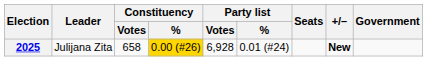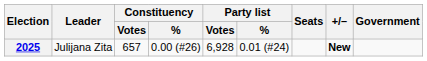(132, 47) 658 -> (132, 47) 657
(176, 47) gold background -> (176, 47) no background
